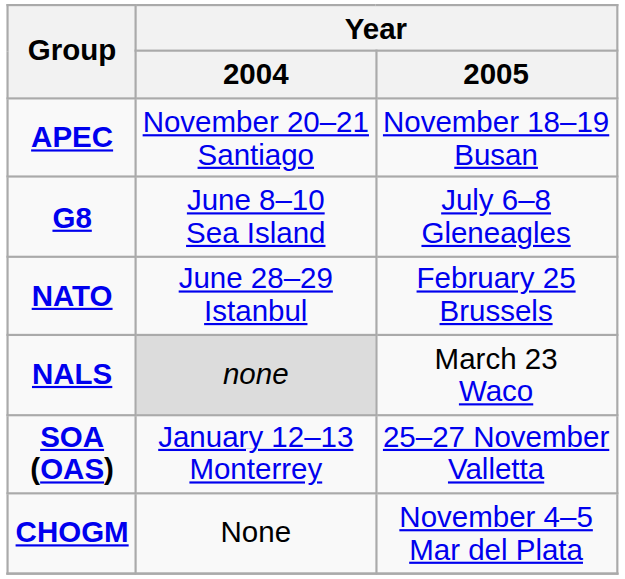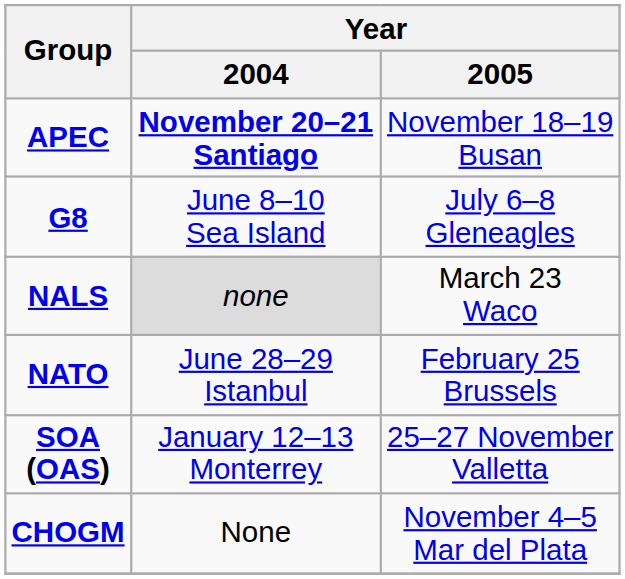(256, 137) normal -> (256, 137) bold
rows swapped: (72, 374) <-> (72, 295)
